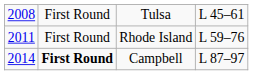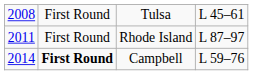(221, 37) L 59–76 -> (221, 37) L 87–97
(221, 59) L 87–97 -> (221, 59) L 59–76
